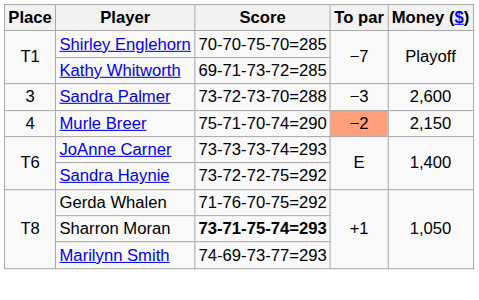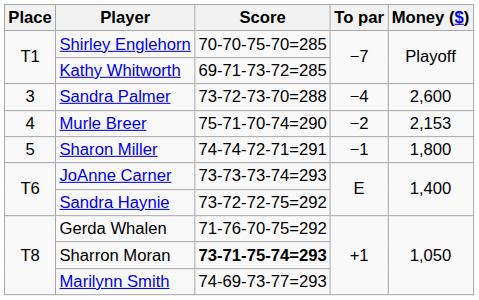(359, 96) −3 -> (359, 96) −4
(359, 123) lightsalmon background -> (359, 123) no background
(430, 123) 2,150 -> (430, 123) 2,153
+ row: (109, 149)
